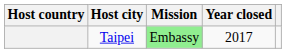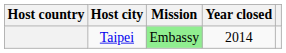(239, 37) 2017 -> (239, 37) 2014
